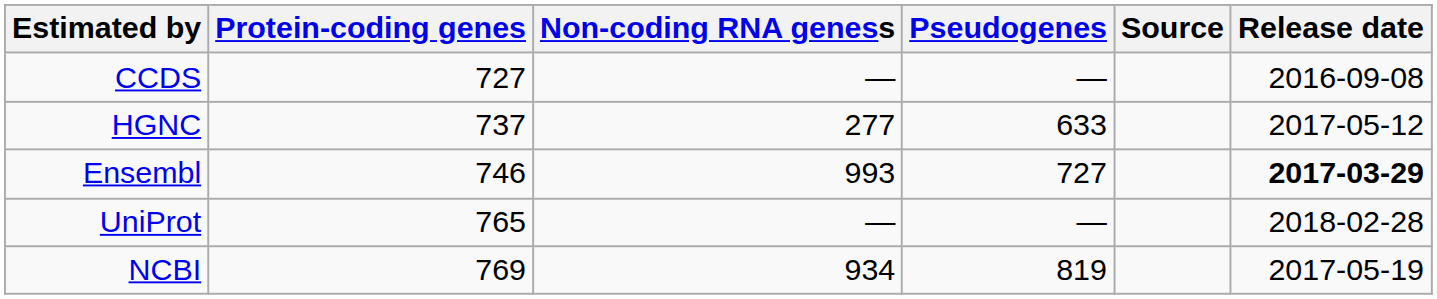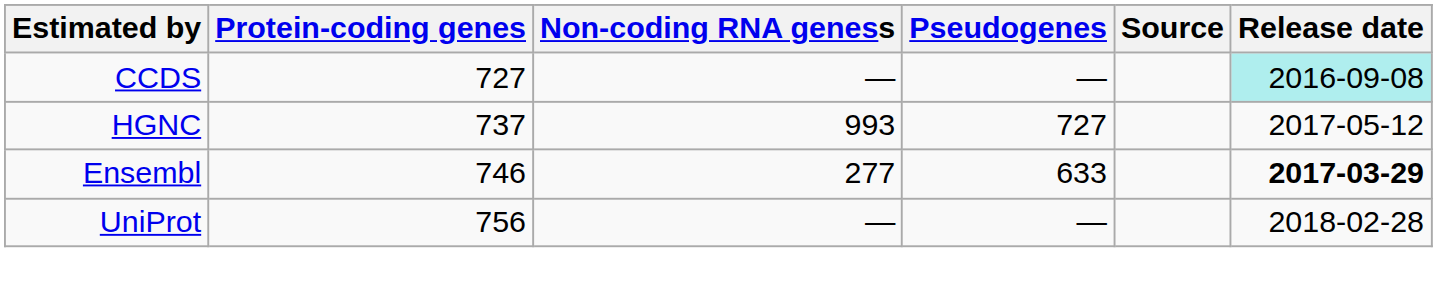(1346, 76) no background -> (1346, 76) paleturquoise background
(870, 125) 277 -> (870, 125) 993
(1082, 125) 633 -> (1082, 125) 727
(870, 173) 993 -> (870, 173) 277
(1082, 173) 727 -> (1082, 173) 633
(501, 221) 765 -> (501, 221) 756
- row: (165, 269)
